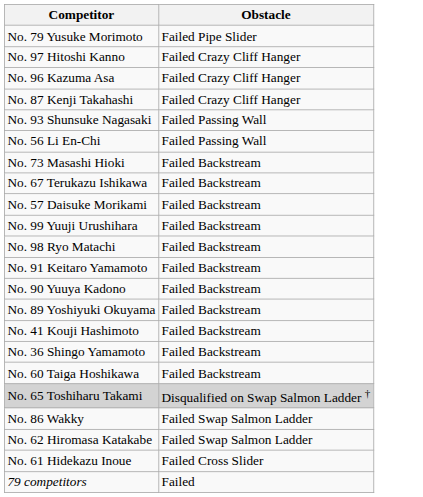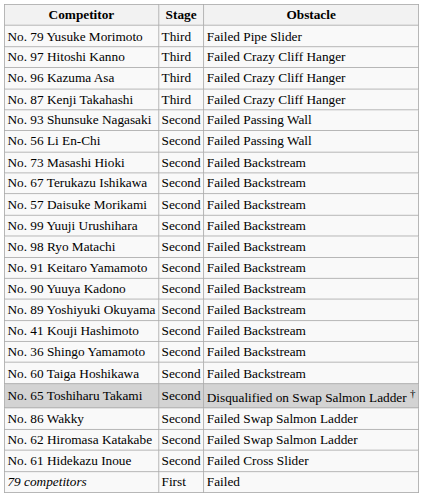+ column: (181, 15)
